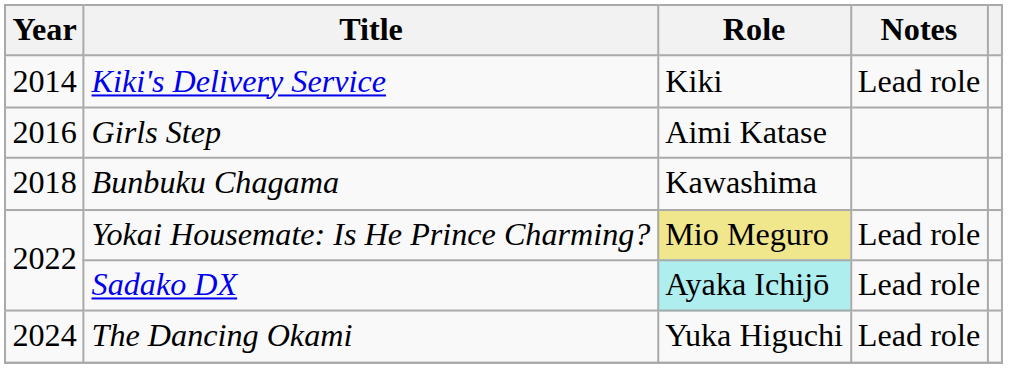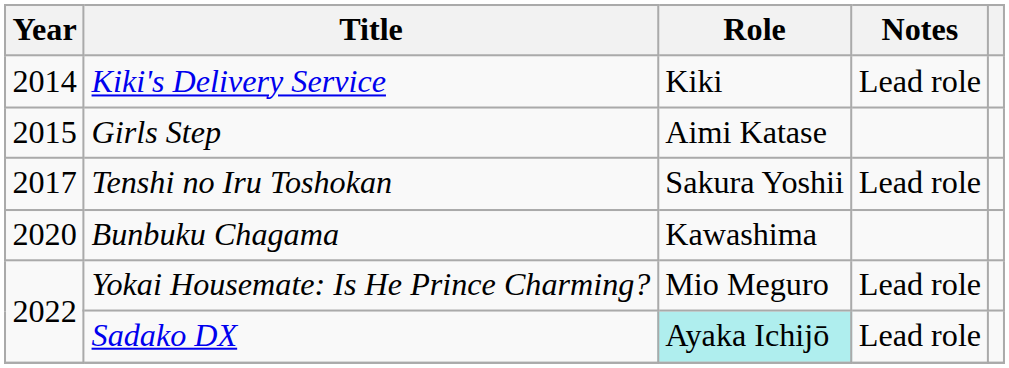(45, 132) 2016 -> (45, 132) 2015
+ row: (242, 183)
(45, 183) 2018 -> (45, 234) 2020
(747, 234) khaki background -> (747, 285) no background
- row: (222, 336)
